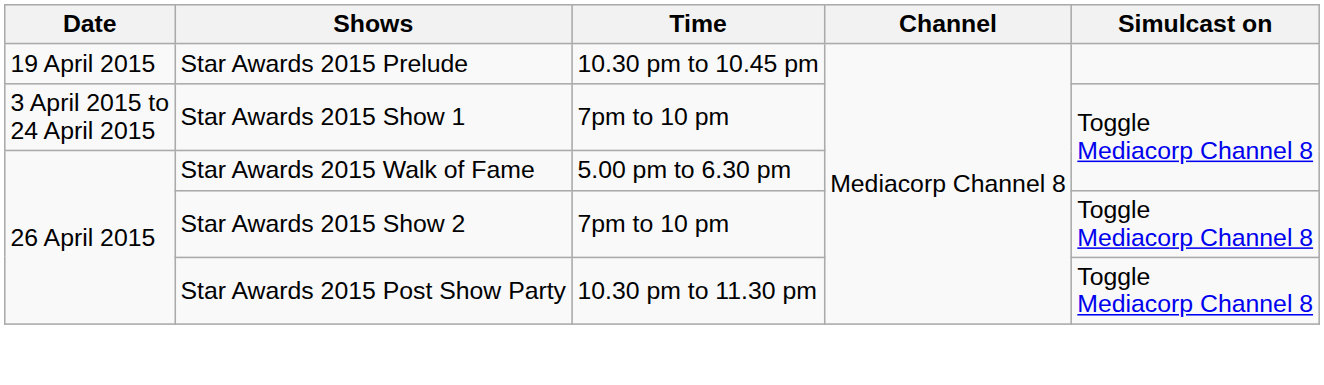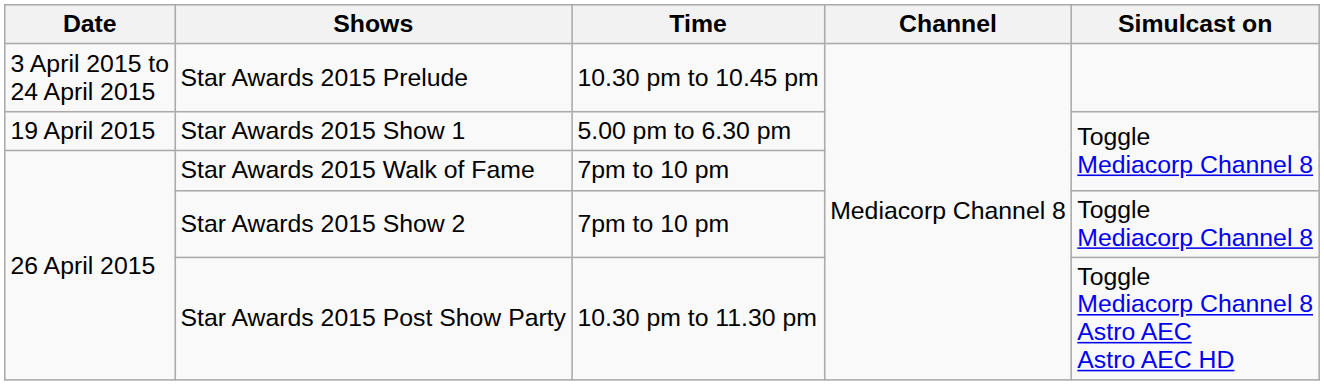(83, 63) 19 April 2015 -> (90, 77) 3 April 2015 to 24 April 2015
(90, 116) 3 April 2015 to 24 April 2015 -> (83, 130) 19 April 2015
(653, 116) 7pm to 10 pm -> (684, 130) 5.00 pm to 6.30 pm
(684, 170) 5.00 pm to 6.30 pm -> (653, 170) 7pm to 10 pm
(1195, 290) Toggle Mediacorp Channel 8 -> (1195, 318) Toggle Mediacorp Channel 8 Astro AEC Astro AEC HD
